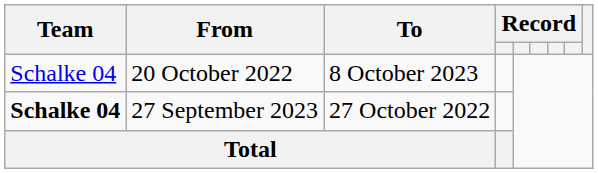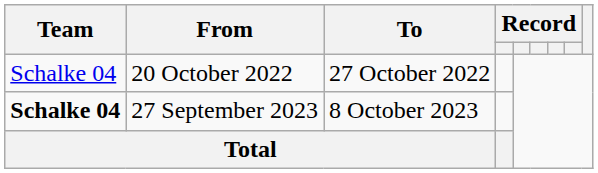(404, 72) 8 October 2023 -> (410, 72) 27 October 2022
(410, 110) 27 October 2022 -> (404, 110) 8 October 2023
